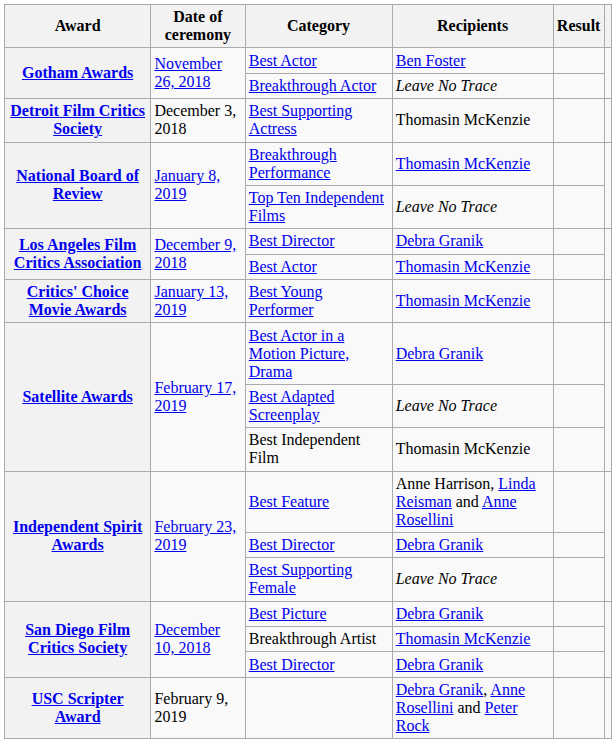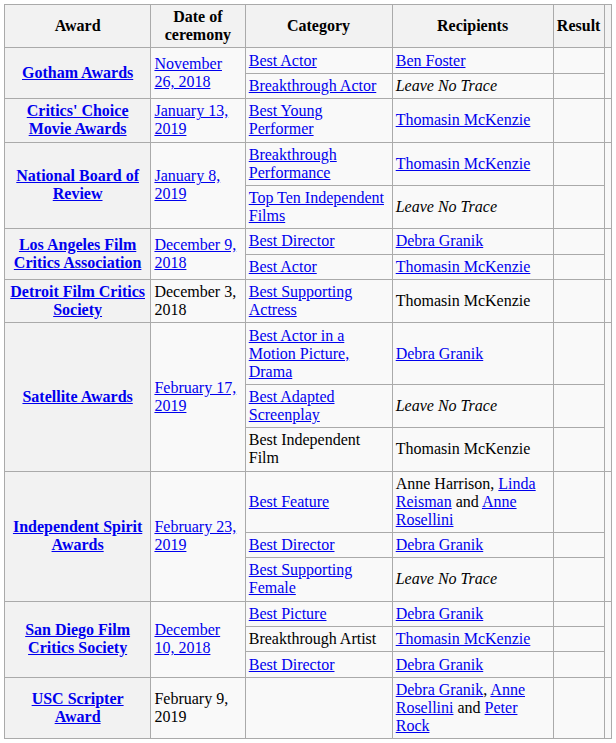rows swapped: (78, 120) <-> (78, 301)
